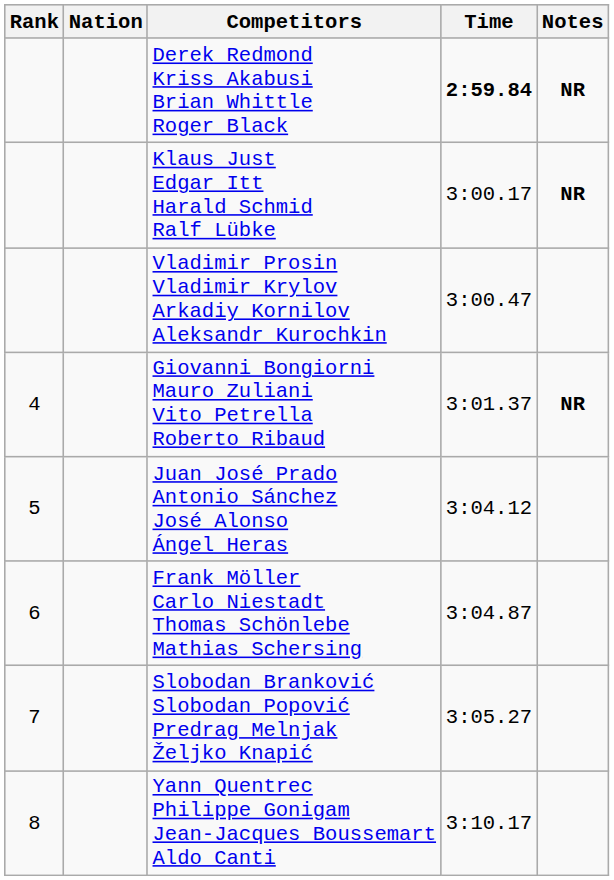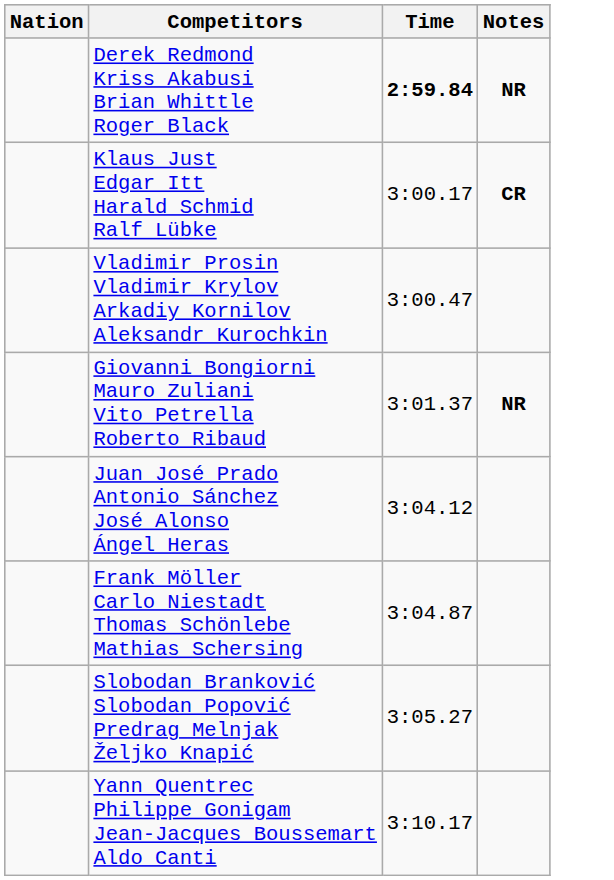- column: (34, 22)
(573, 195) NR -> (514, 195) CR
